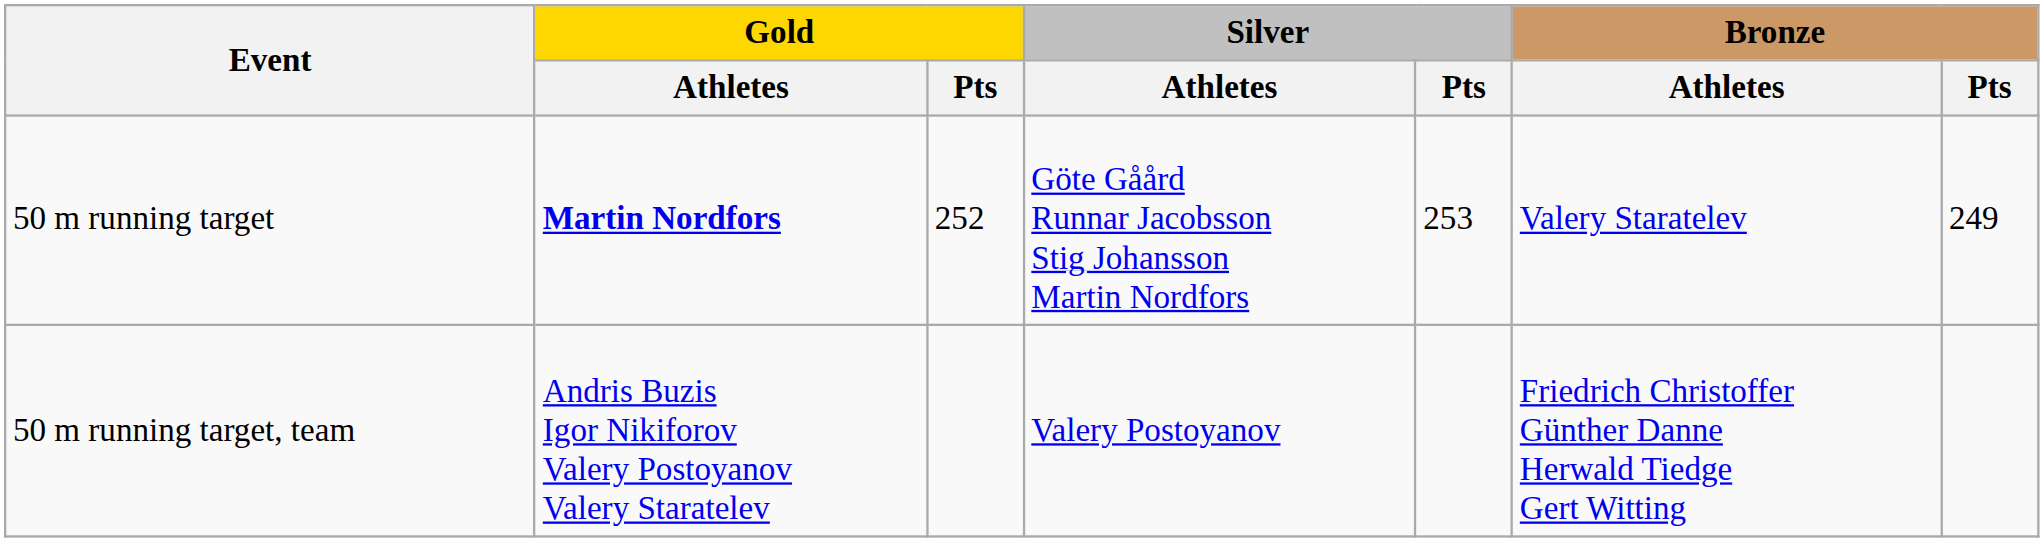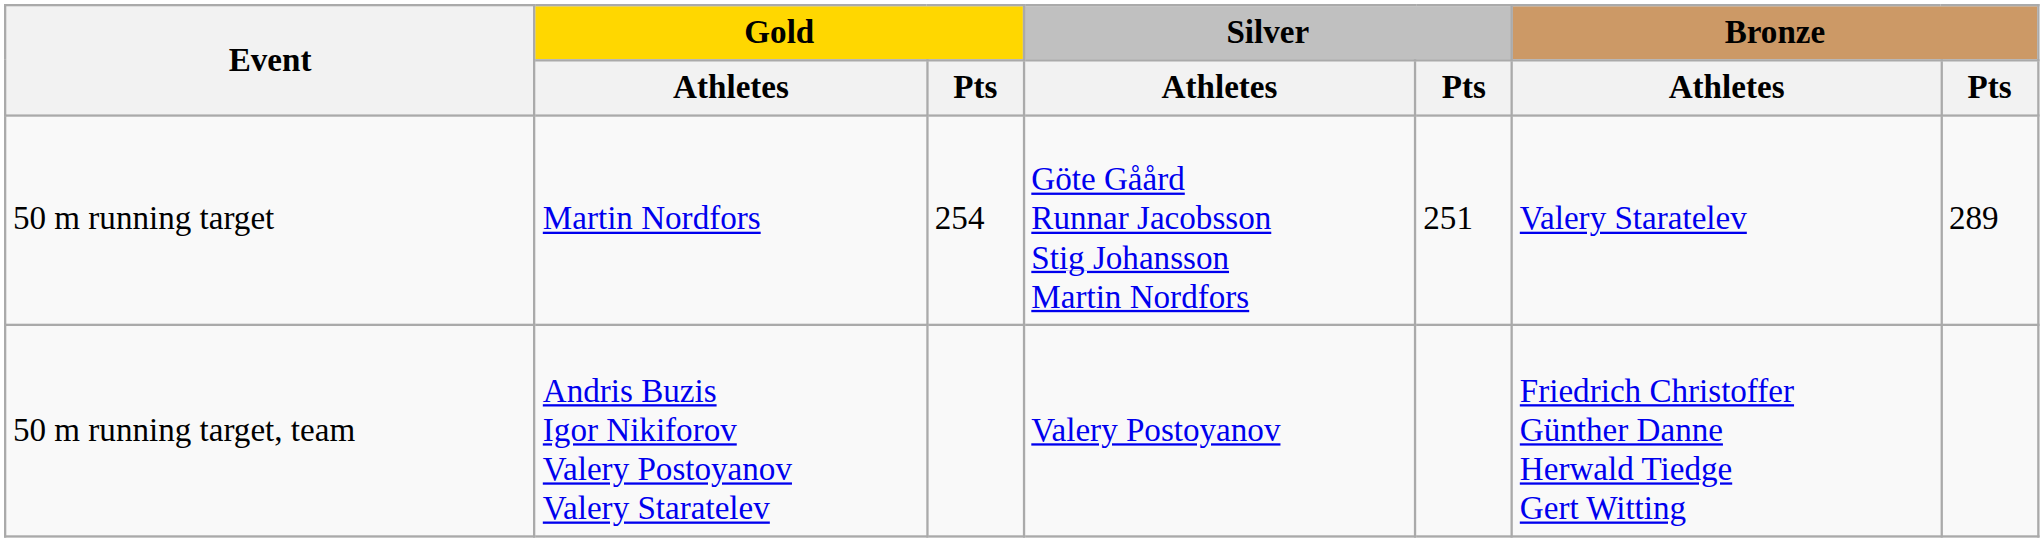(662, 219) bold -> (652, 219) normal
(960, 219) 252 -> (960, 219) 254
(1448, 219) 253 -> (1448, 219) 251
(1974, 219) 249 -> (1974, 219) 289
